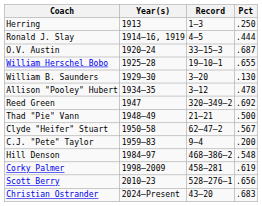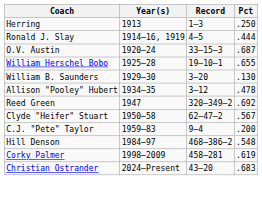- row: (43, 116)
- row: (33, 182)
